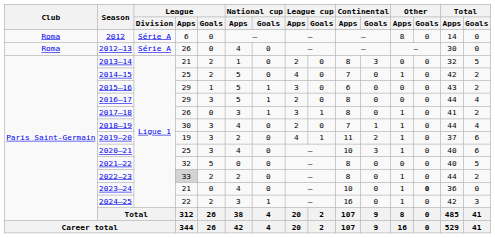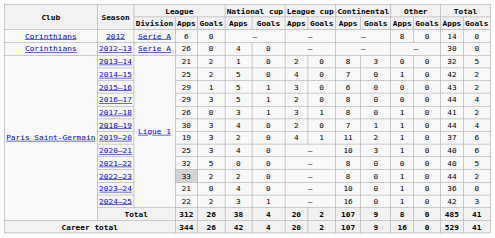(51, 36) Roma -> (51, 36) Corinthians
(154, 36) Série A -> (154, 36) Serie A
(51, 49) Roma -> (51, 49) Corinthians
(154, 49) Série A -> (154, 49) Serie A
(427, 189) bold -> (427, 189) normal
